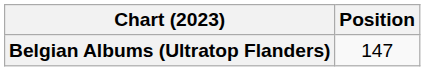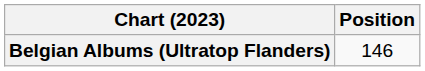(377, 50) 147 -> (377, 50) 146
